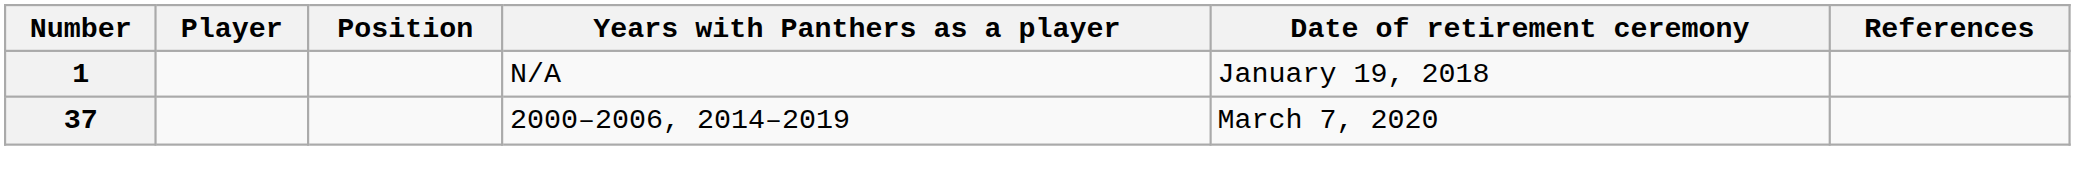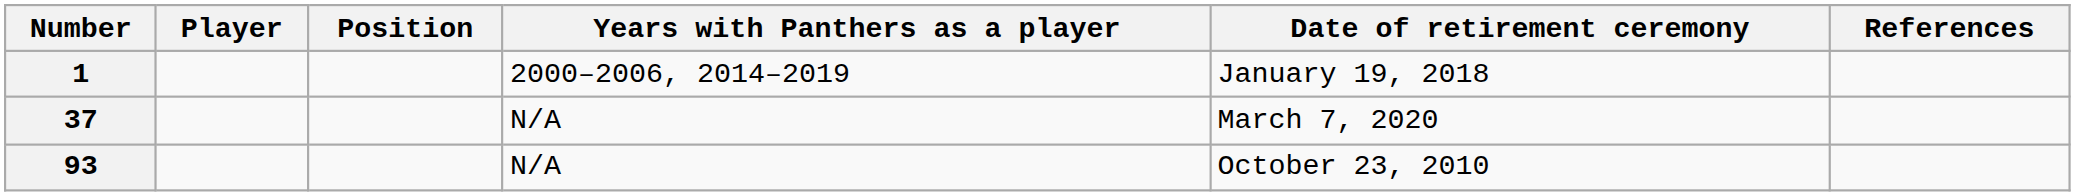(535, 74) N/A -> (680, 74) 2000–2006, 2014–2019
(680, 121) 2000–2006, 2014–2019 -> (535, 121) N/A
+ row: (81, 167)
